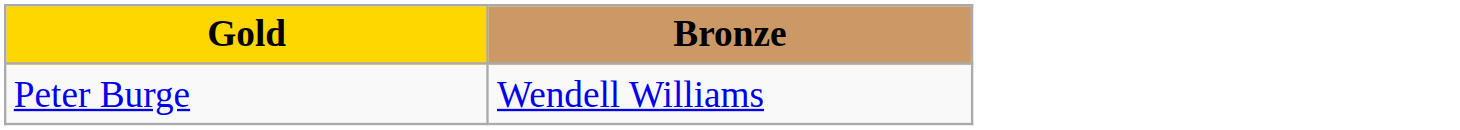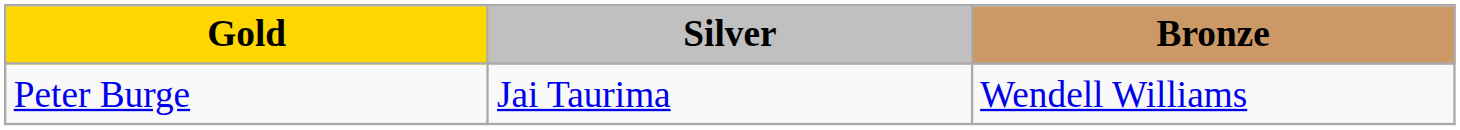+ column: (730, 34)
